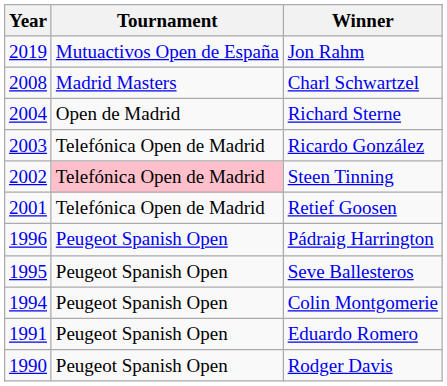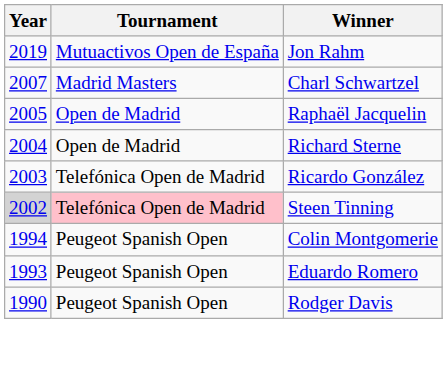(28, 83) 2008 -> (28, 83) 2007
+ row: (357, 114)
(28, 176) no background -> (28, 208) lightgrey background
- row: (342, 208)
- row: (361, 239)
- row: (351, 270)
(28, 333) 1991 -> (28, 270) 1993
